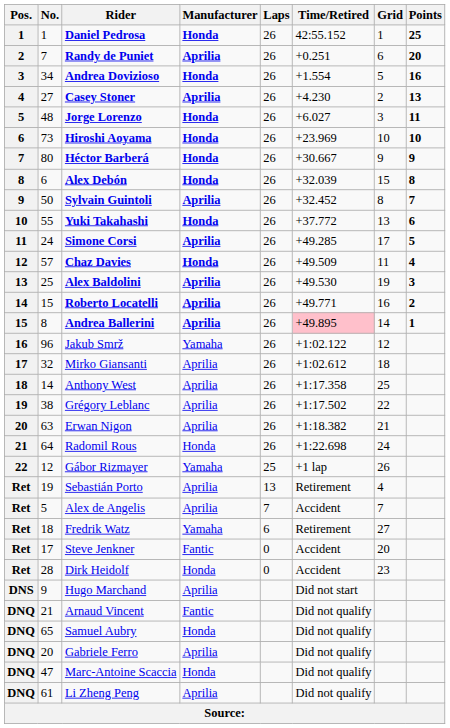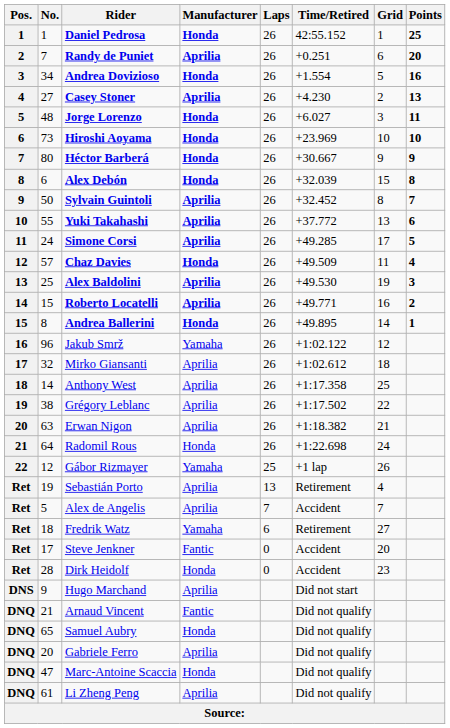(200, 220) Honda -> (201, 220) Aprilia
(201, 323) Aprilia -> (200, 323) Honda
(316, 323) pink background -> (316, 323) no background
